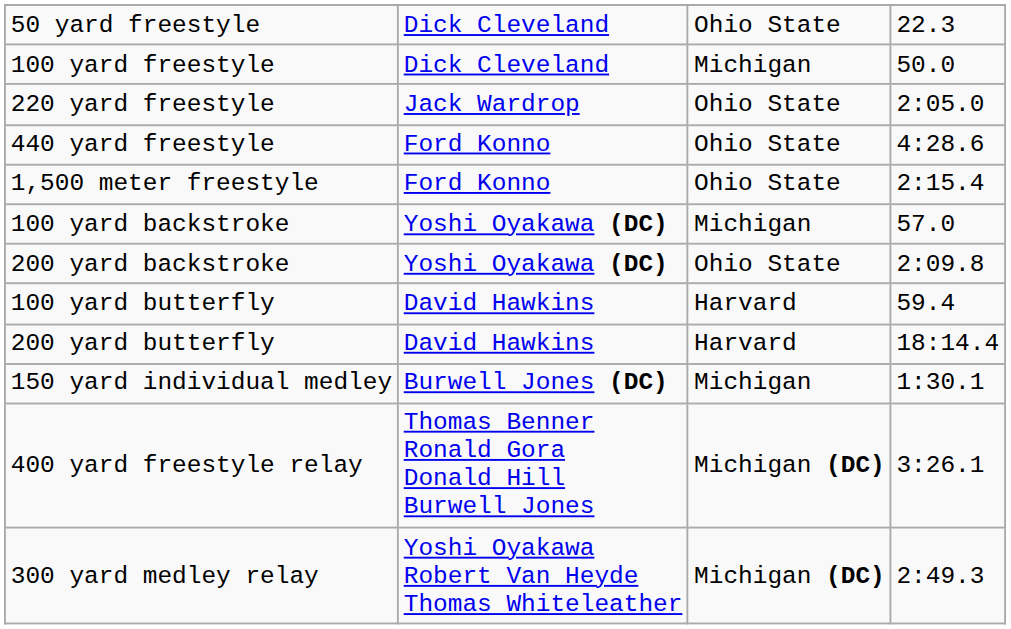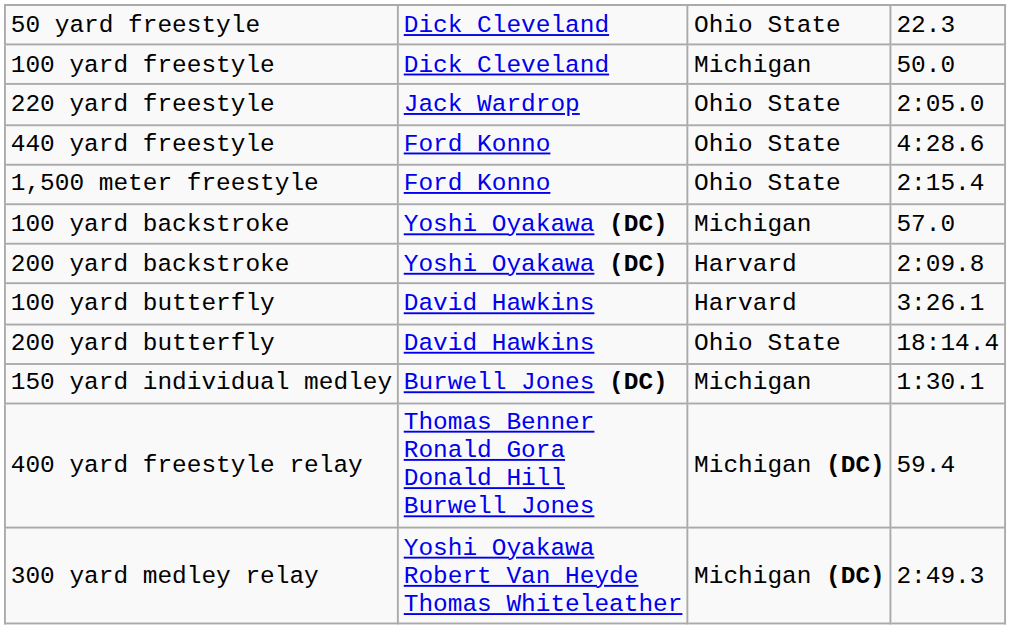(767, 264) Ohio State -> (745, 264) Harvard
(926, 304) 59.4 -> (940, 304) 3:26.1
(745, 344) Harvard -> (767, 344) Ohio State
(940, 465) 3:26.1 -> (926, 465) 59.4
